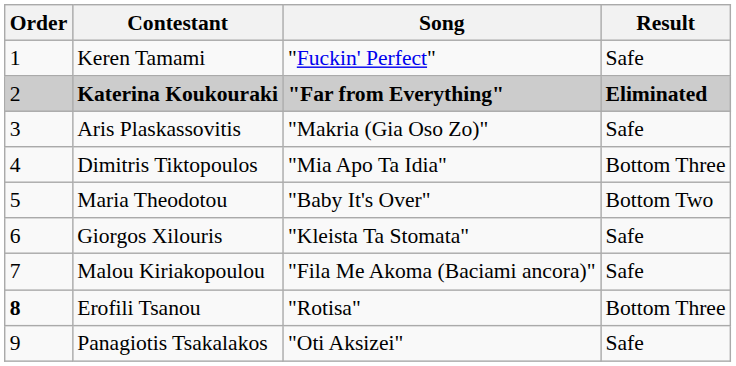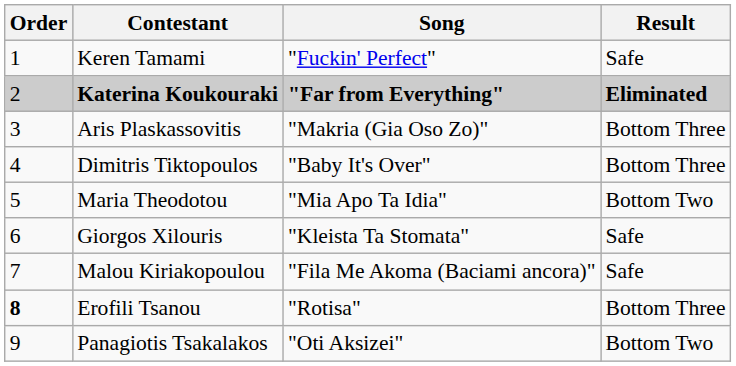(625, 129) Safe -> (666, 129) Bottom Three
(367, 164) "Mia Apo Ta Idia" -> (359, 164) "Baby It's Over"
(359, 200) "Baby It's Over" -> (367, 200) "Mia Apo Ta Idia"
(625, 342) Safe -> (659, 342) Bottom Two
